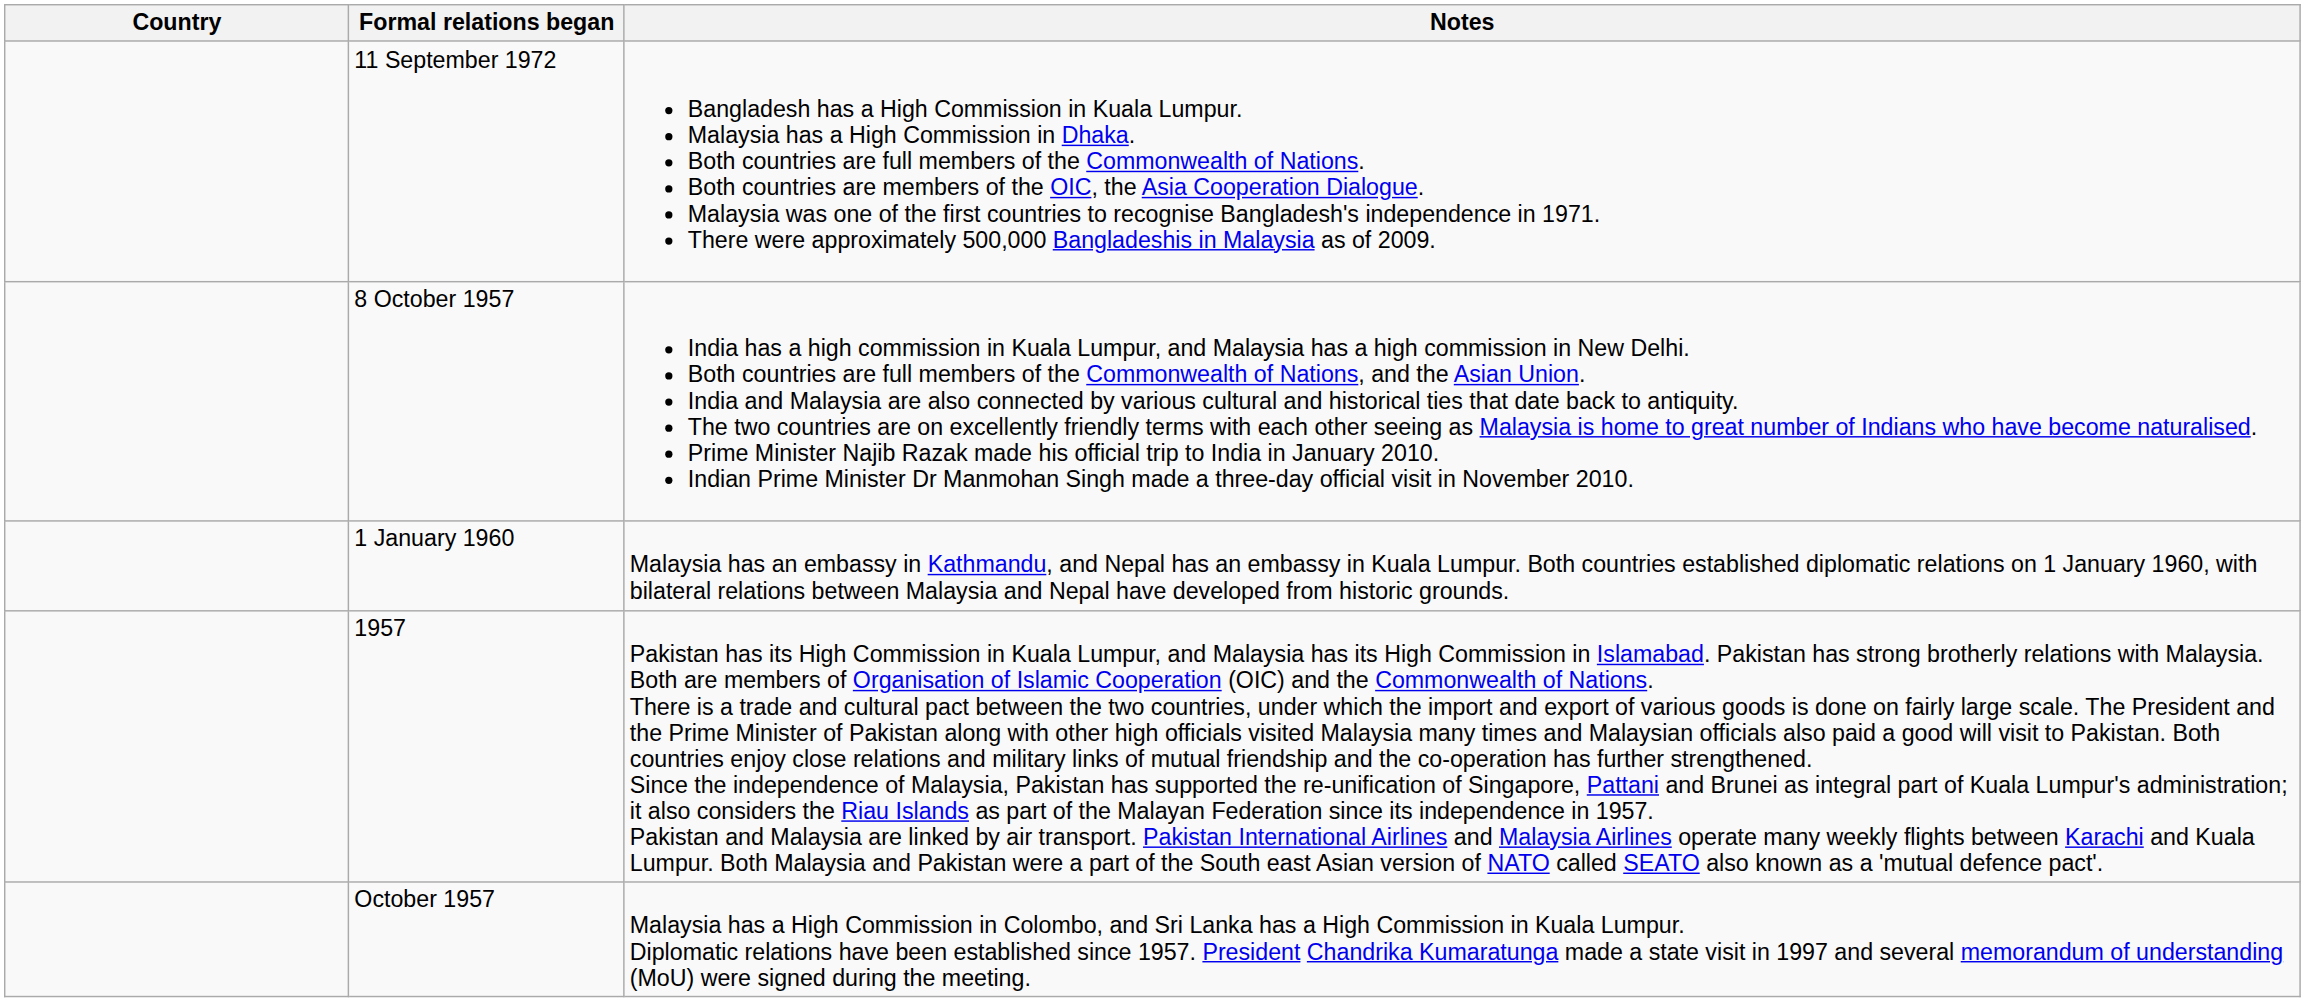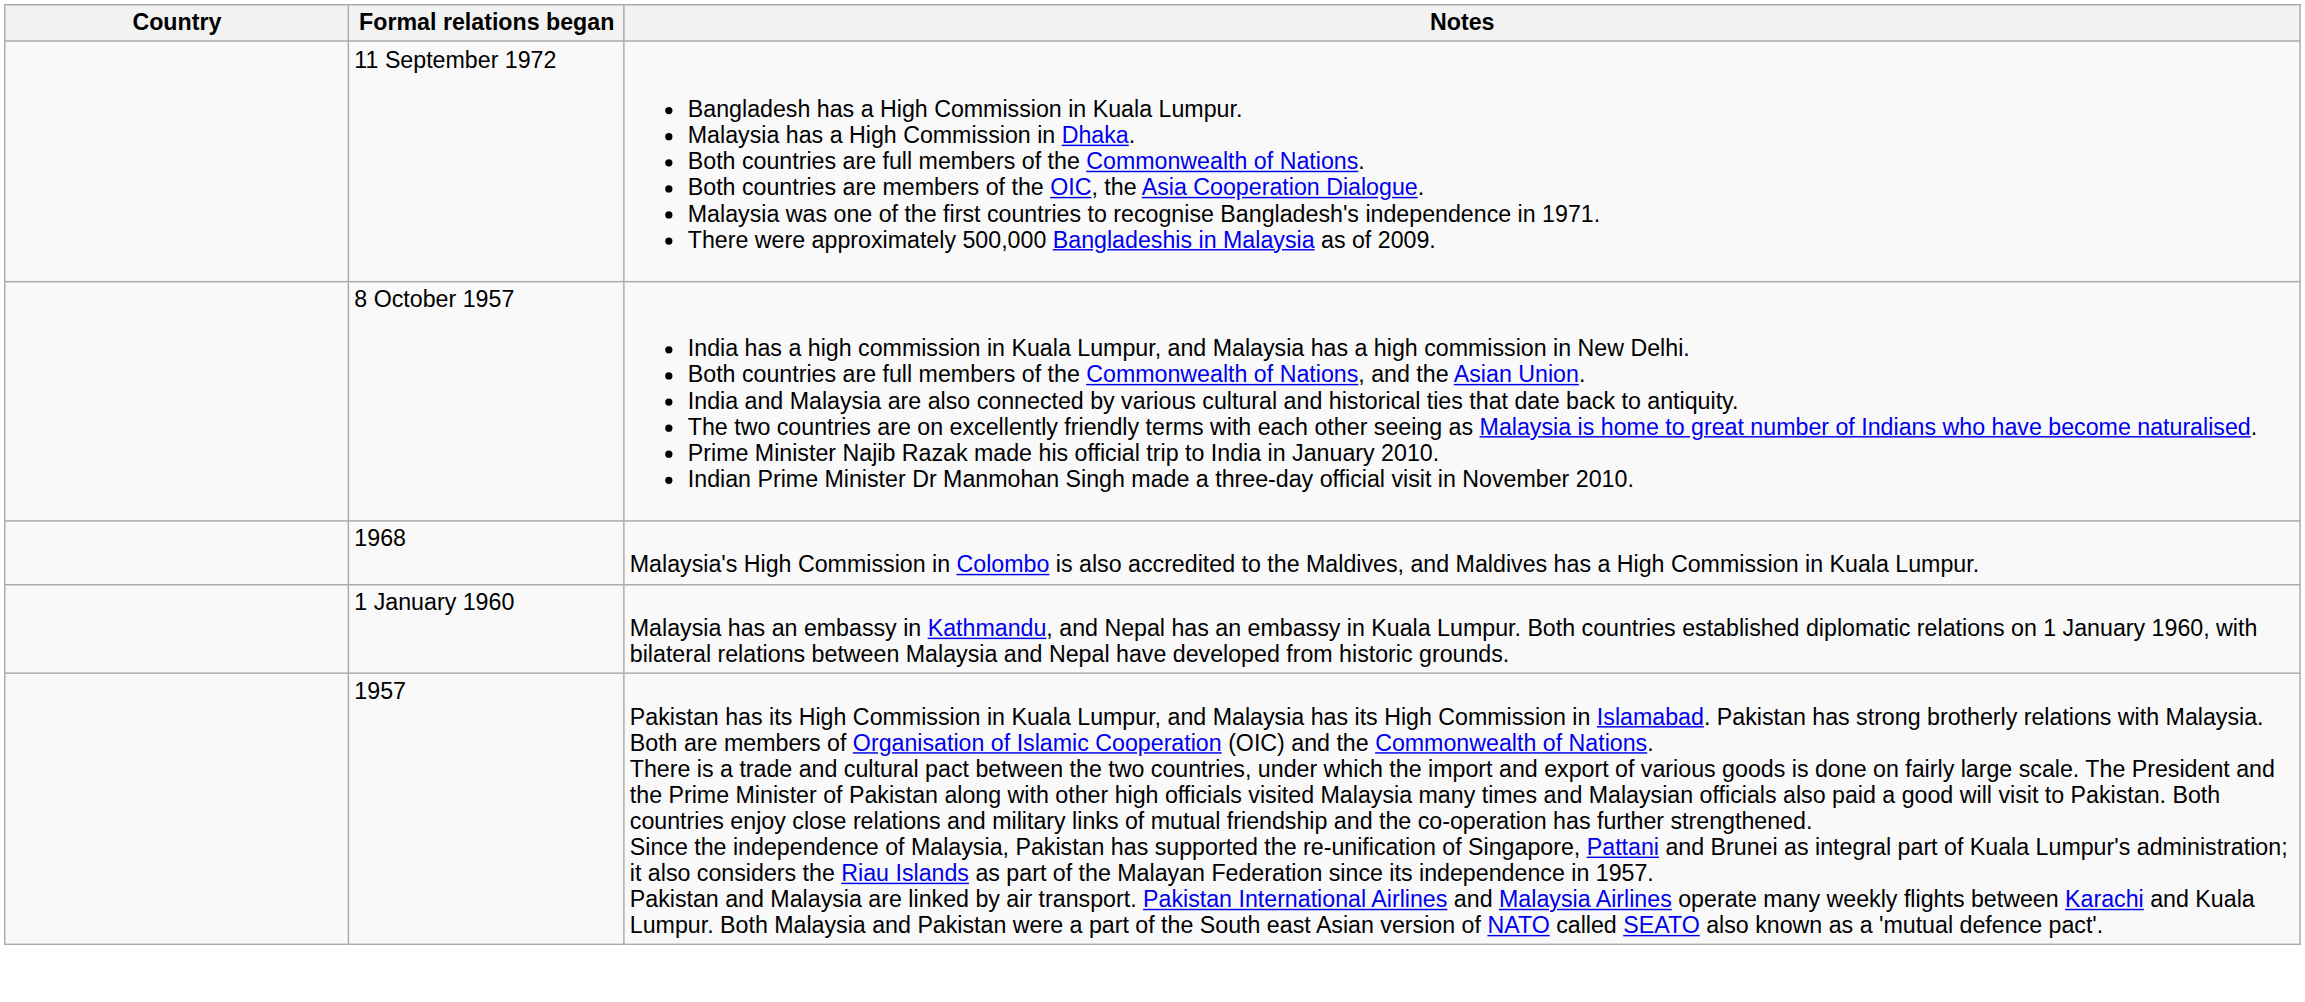+ row: (380, 539)
- row: (425, 899)
